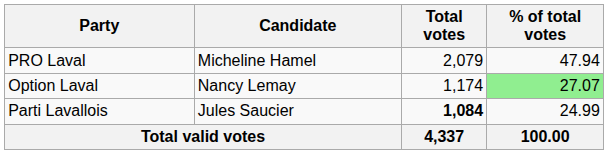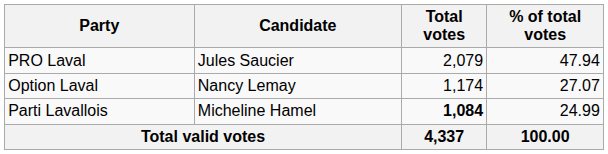(257, 60) Micheline Hamel -> (246, 60) Jules Saucier
(580, 85) lightgreen background -> (580, 85) no background
(246, 111) Jules Saucier -> (257, 111) Micheline Hamel
